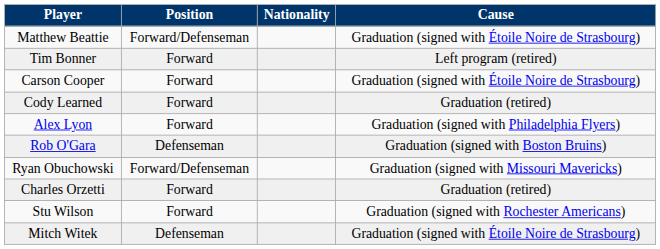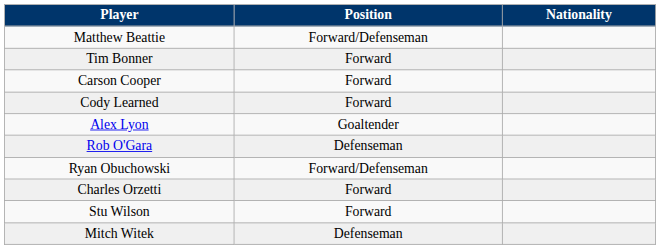- column: (496, 15)
(189, 124) Forward -> (368, 124) Goaltender
